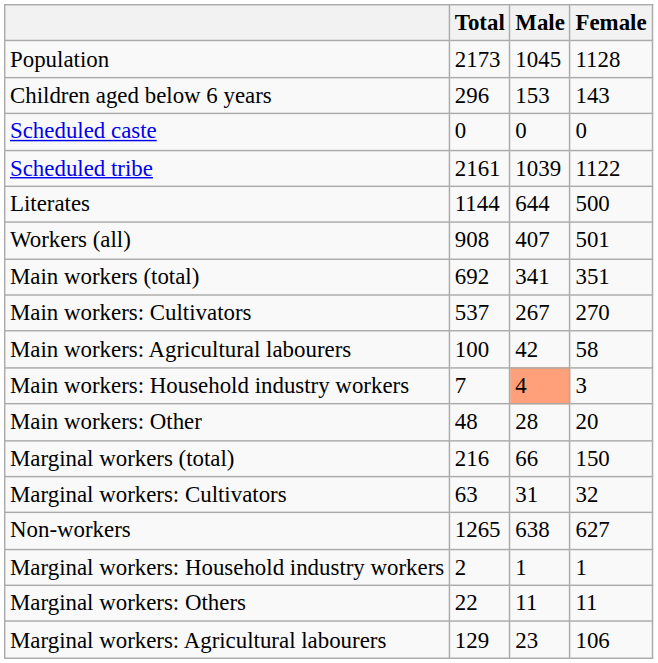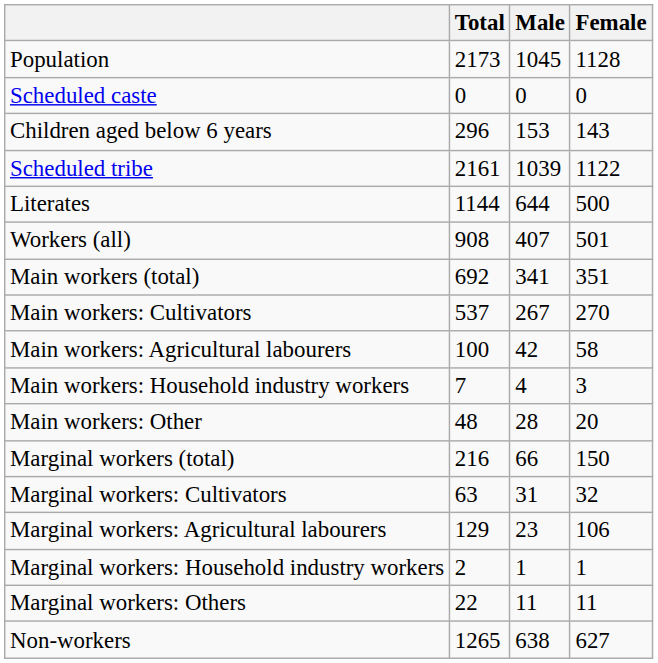rows swapped: (141, 95) <-> (83, 131)
(521, 385) lightsalmon background -> (521, 385) no background
rows swapped: (198, 639) <-> (70, 530)
